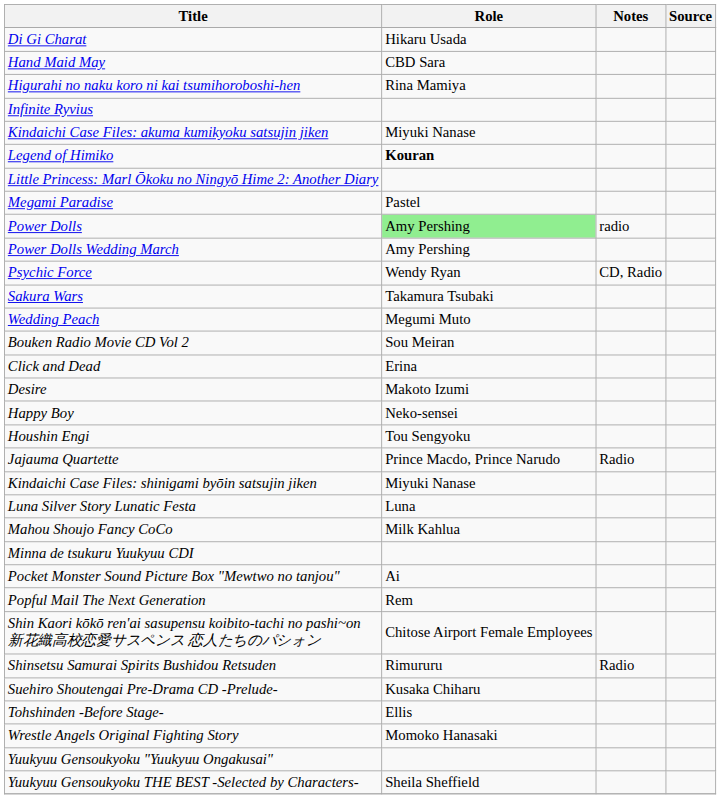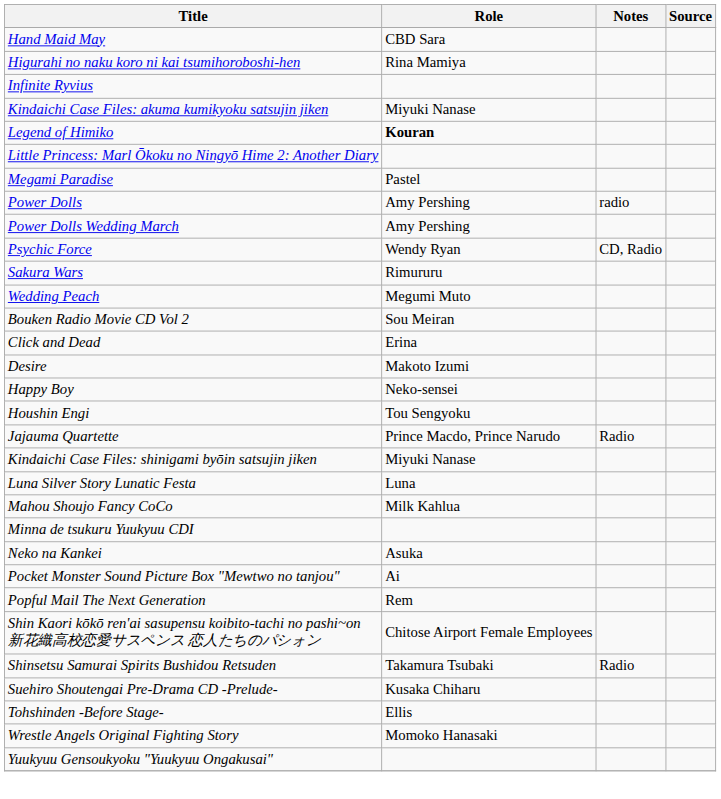- row: (47, 39)
(428, 226) lightgreen background -> (428, 202) no background
(439, 296) Takamura Tsubaki -> (414, 272) Rimururu
+ row: (55, 553)
(414, 665) Rimururu -> (439, 665) Takamura Tsubaki
- row: (183, 782)
